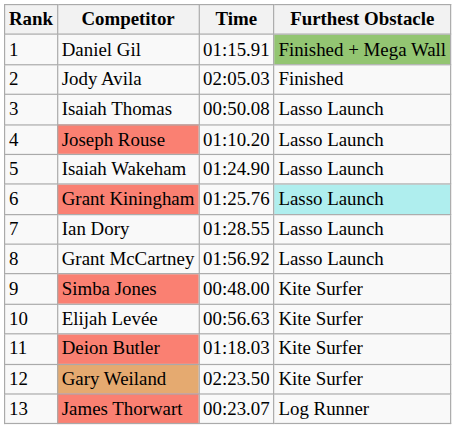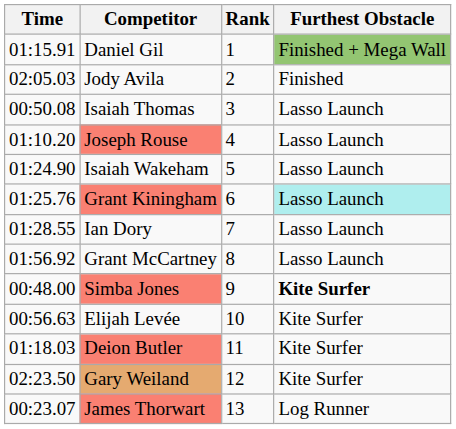columns swapped: (31, 19) <-> (236, 19)
(321, 288) normal -> (324, 288) bold
